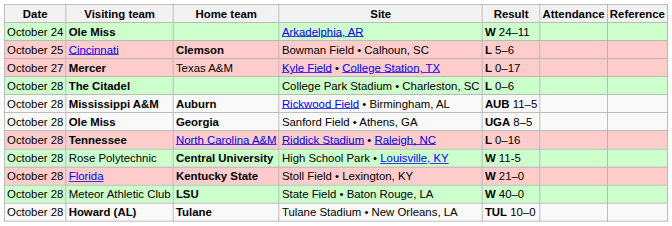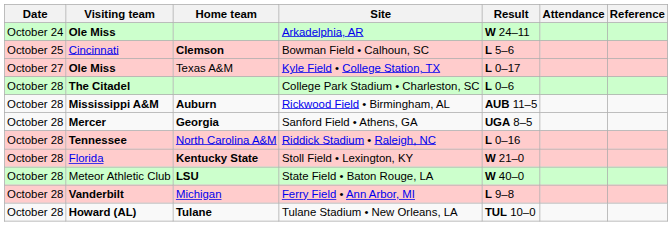(87, 68) Mercer -> (92, 68) Ole Miss
(92, 122) Ole Miss -> (87, 122) Mercer
- row: (365, 158)
+ row: (348, 194)
